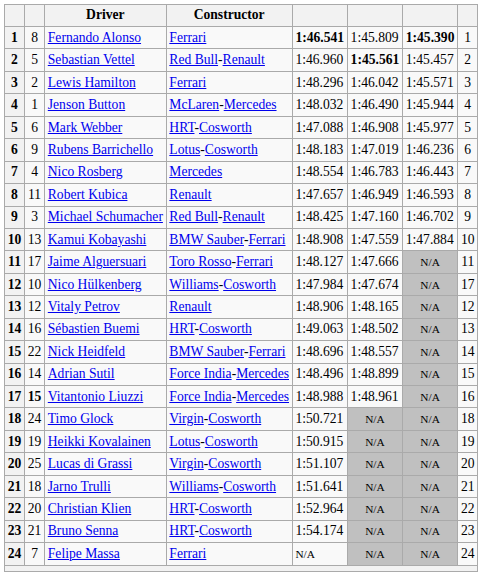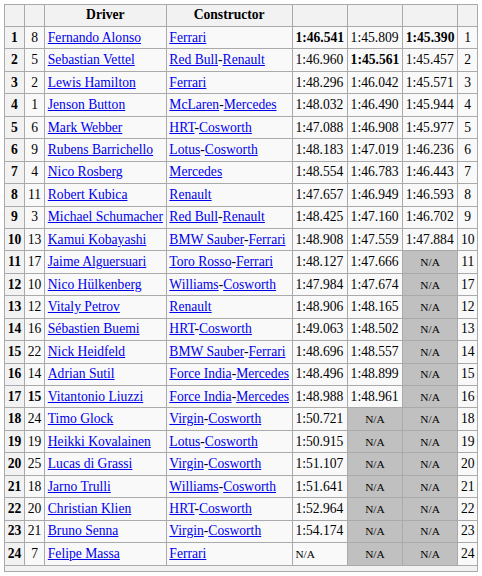(211, 531) HRT-Cosworth -> (215, 531) Virgin-Cosworth
